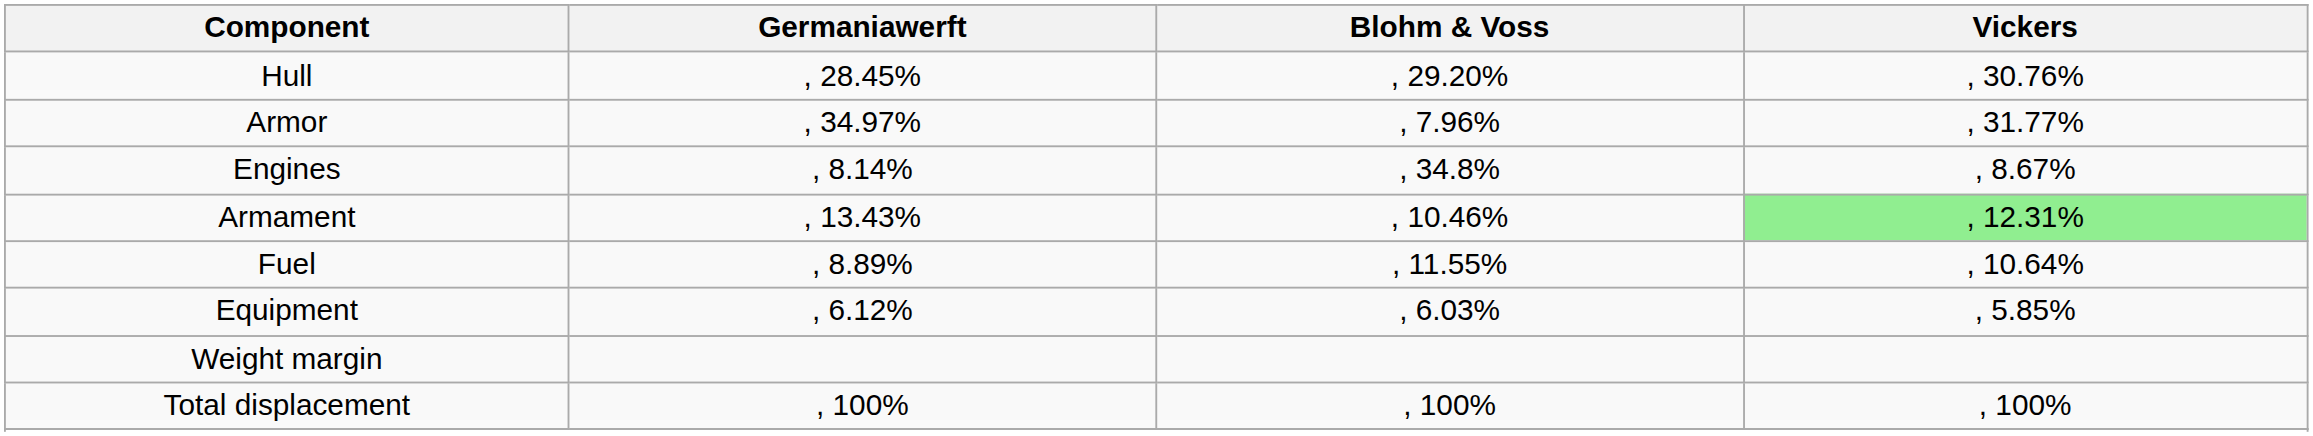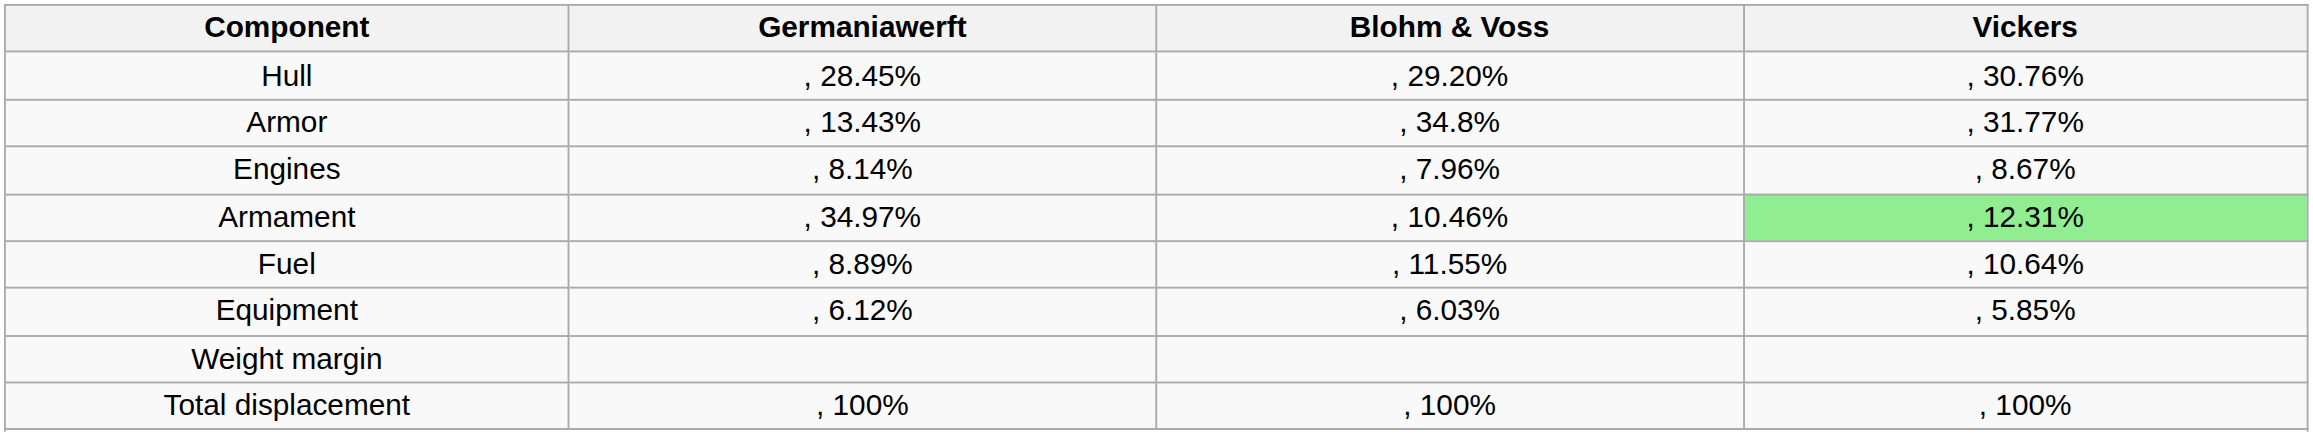(862, 122) , 34.97% -> (862, 122) , 13.43%
(1450, 122) , 7.96% -> (1450, 122) , 34.8%
(1450, 169) , 34.8% -> (1450, 169) , 7.96%
(862, 216) , 13.43% -> (862, 216) , 34.97%
